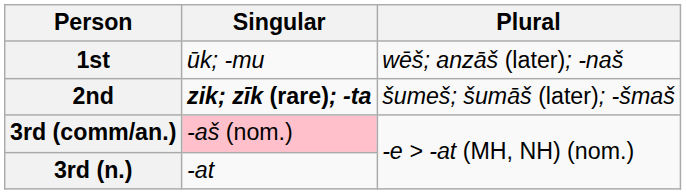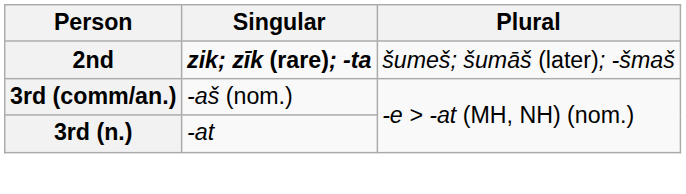- row: (93, 59)
(240, 133) pink background -> (240, 96) no background
